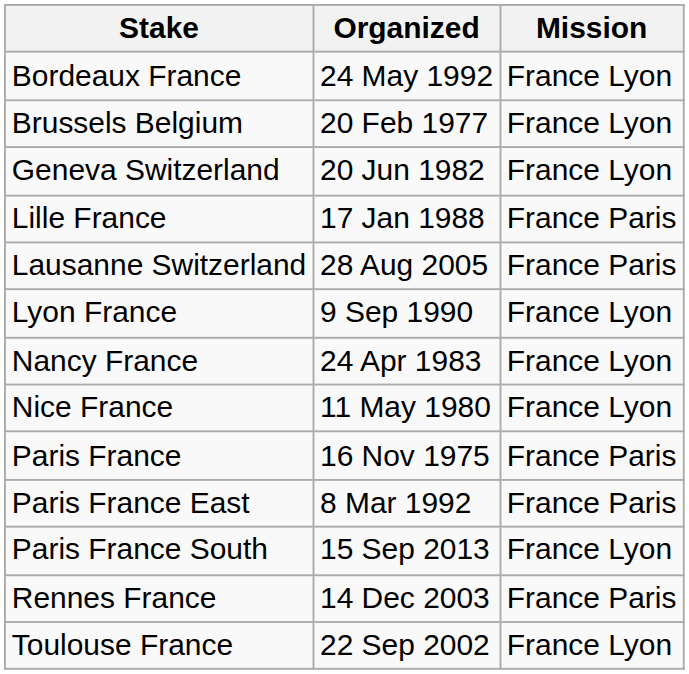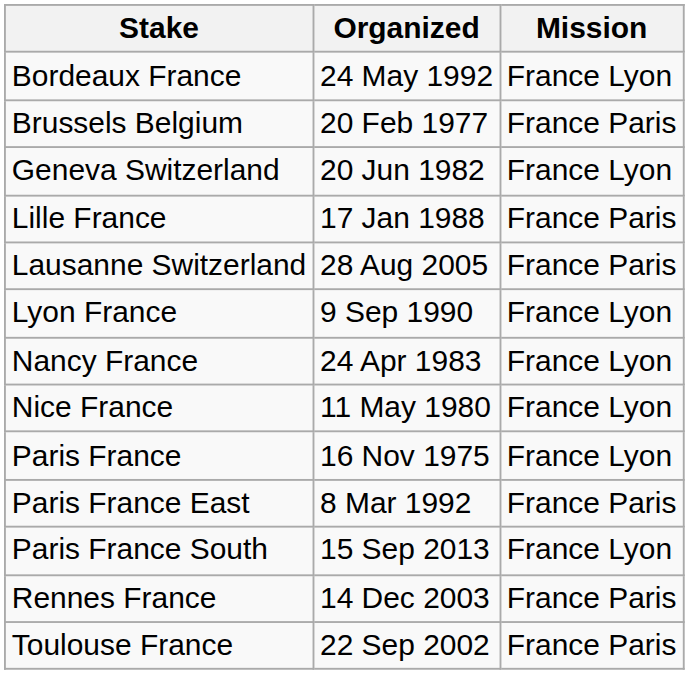(589, 123) France Lyon -> (592, 123) France Paris
(592, 455) France Paris -> (589, 455) France Lyon
(589, 645) France Lyon -> (592, 645) France Paris
